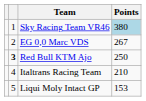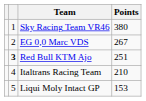(121, 26) lightblue background -> (121, 26) no background
(121, 57) 250 -> (121, 57) 251
